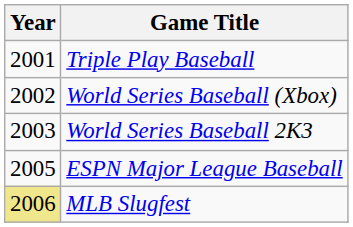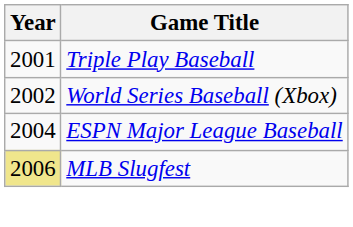- row: (189, 131)
(33, 167) 2005 -> (33, 131) 2004
